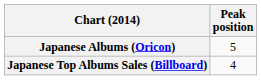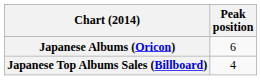(233, 46) 5 -> (233, 46) 6
